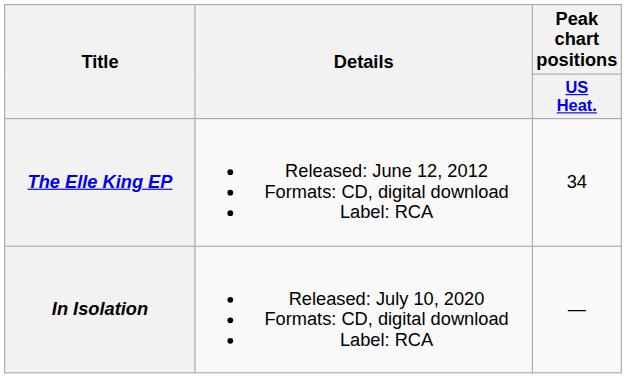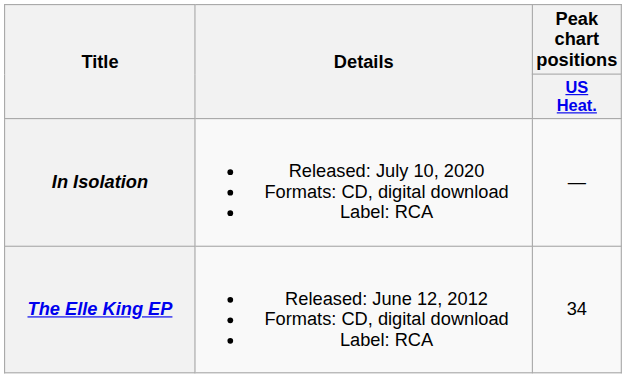rows swapped: (100, 182) <-> (100, 309)
